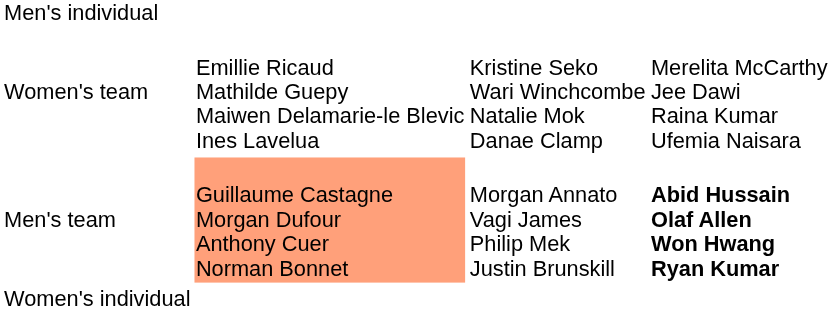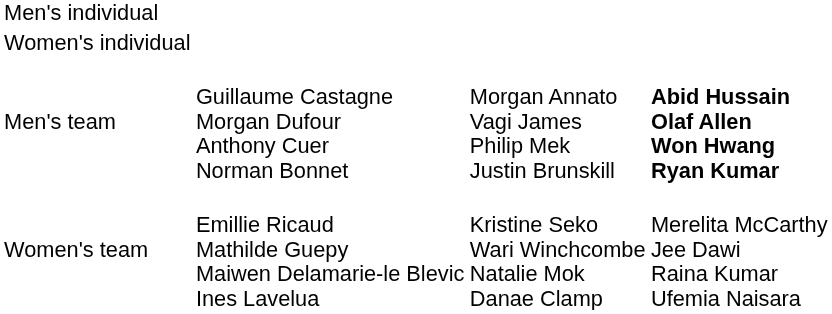rows swapped: (97, 298) <-> (76, 92)
(294, 232) lightsalmon background -> (294, 134) no background
